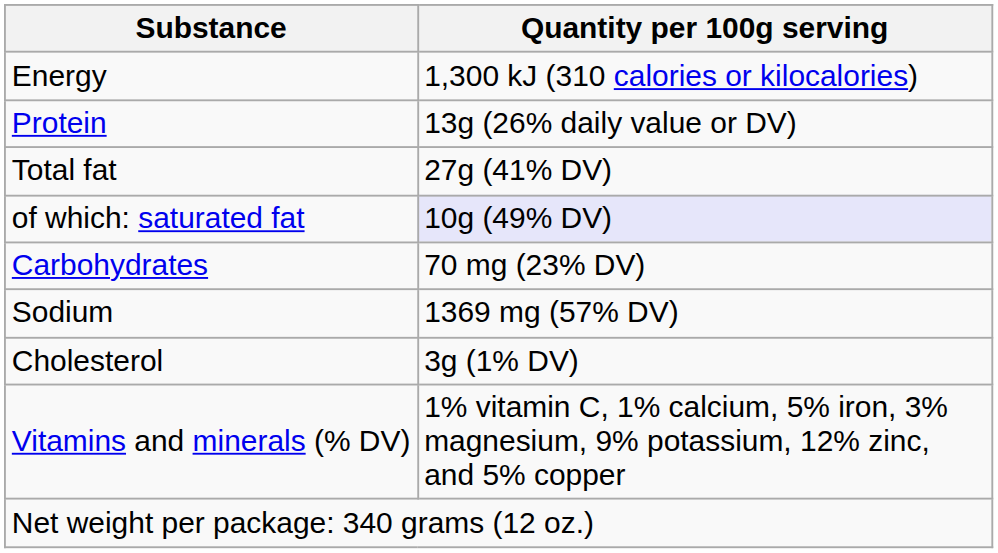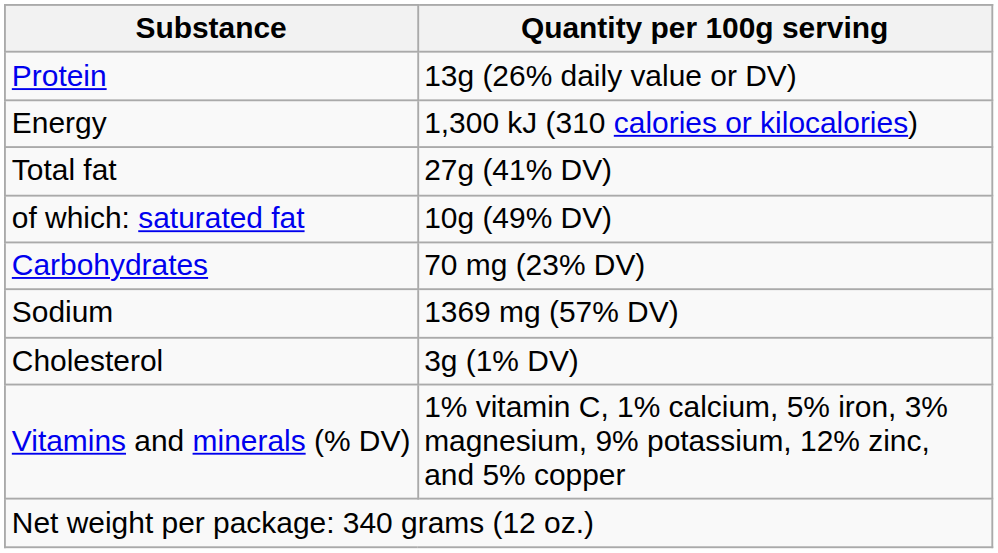rows swapped: (59, 75) <-> (59, 123)
(518, 218) lavender background -> (518, 218) no background
